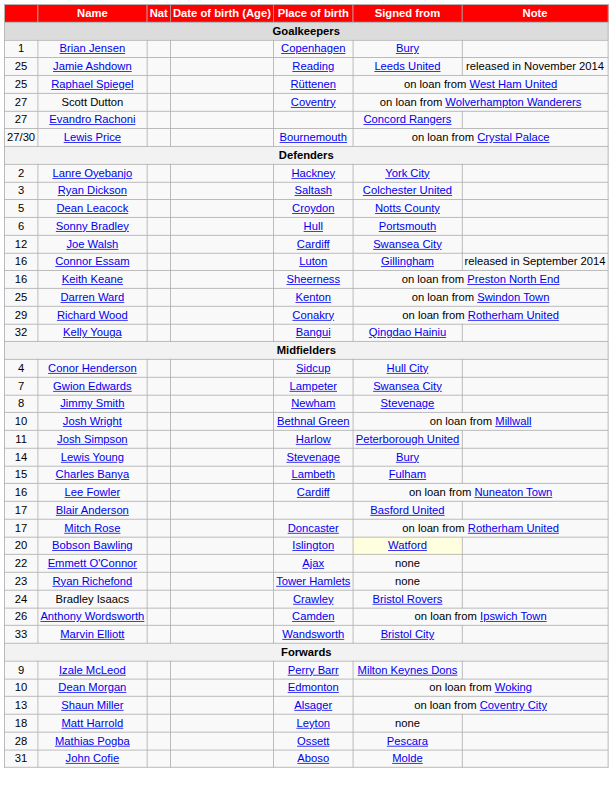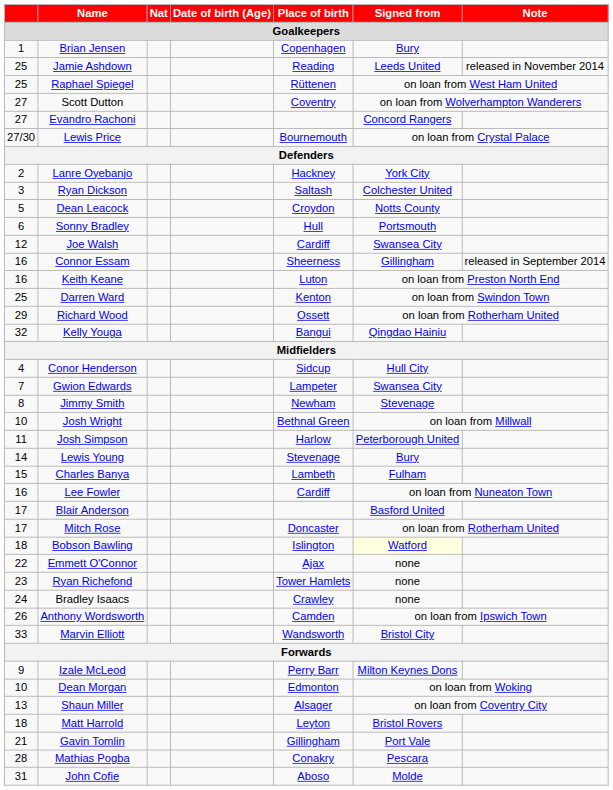(313, 262) Luton -> (313, 262) Sheerness
(313, 280) Sheerness -> (313, 280) Luton
(313, 315) Conakry -> (313, 315) Ossett
(21, 546) 20 -> (21, 546) 18
(407, 599) Bristol Rovers -> (407, 599) none
(407, 723) none -> (407, 723) Bristol Rovers
+ row: (92, 741)
(313, 741) Ossett -> (313, 759) Conakry
